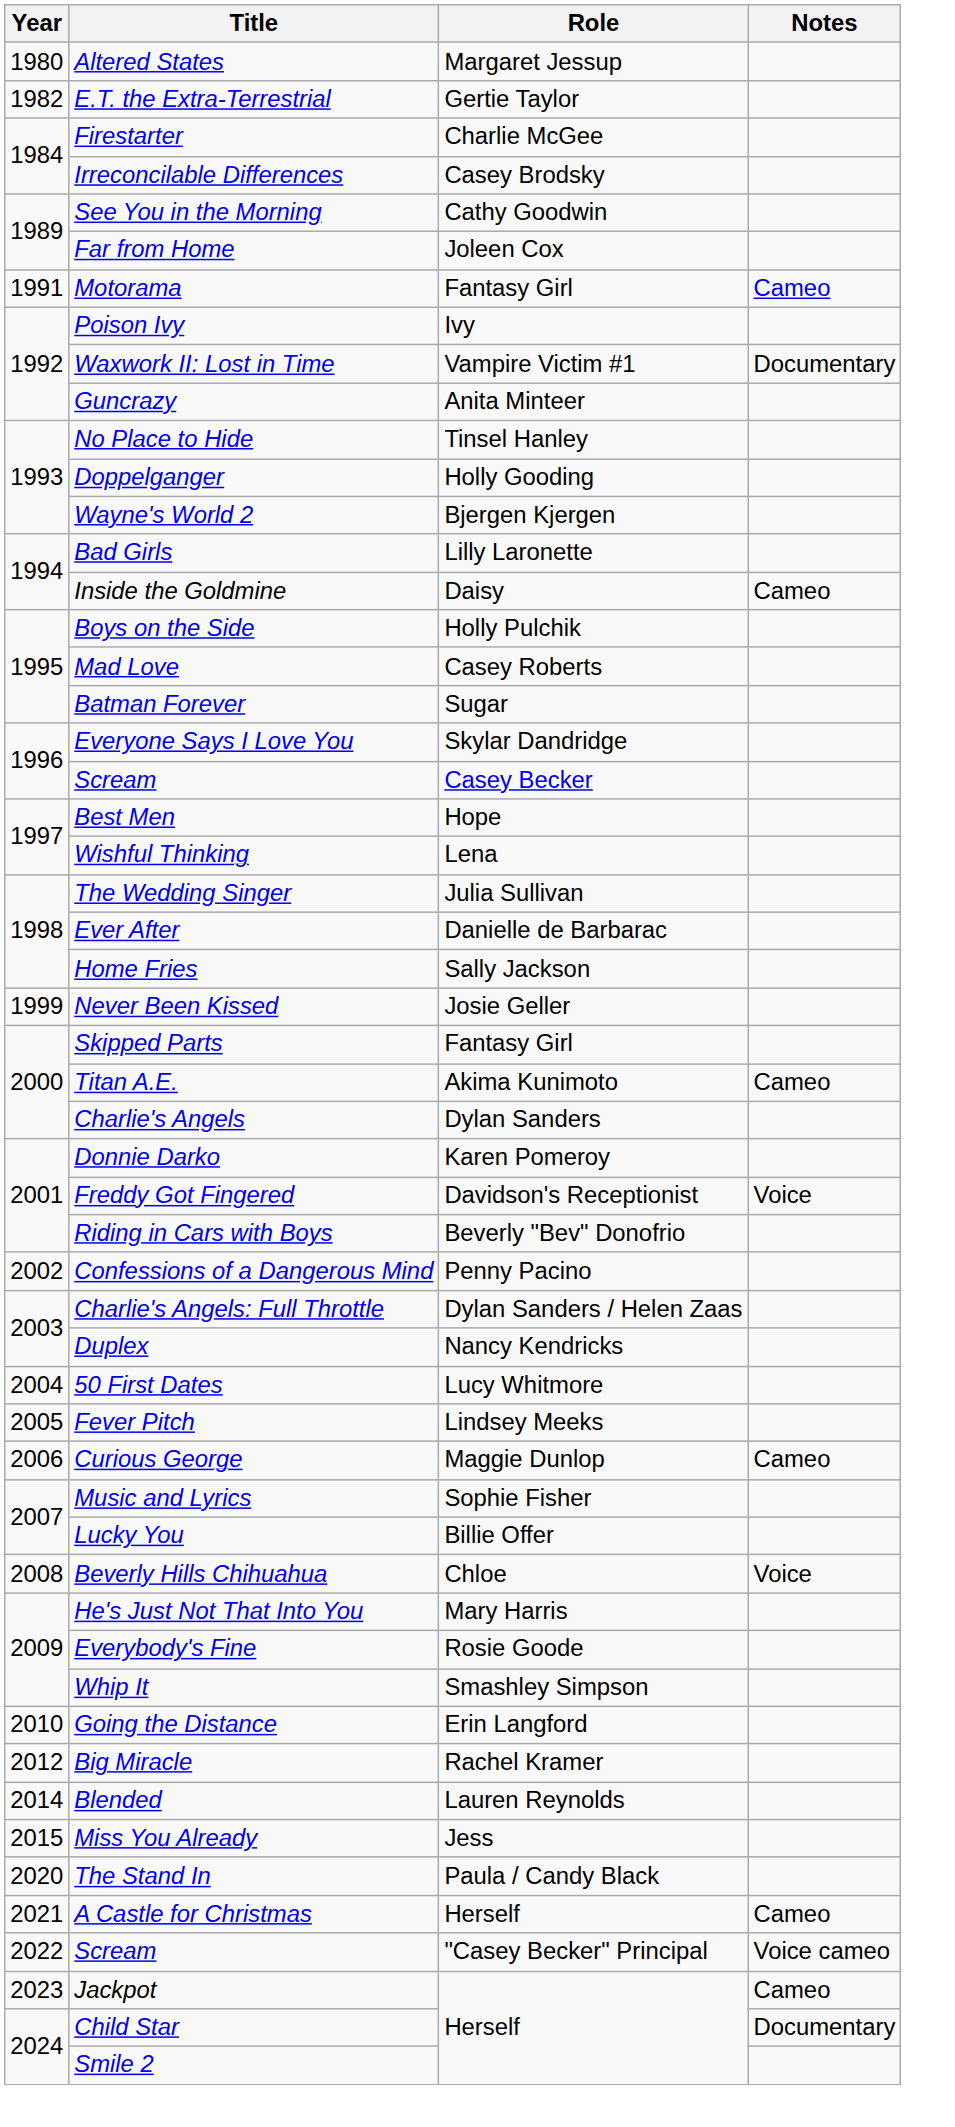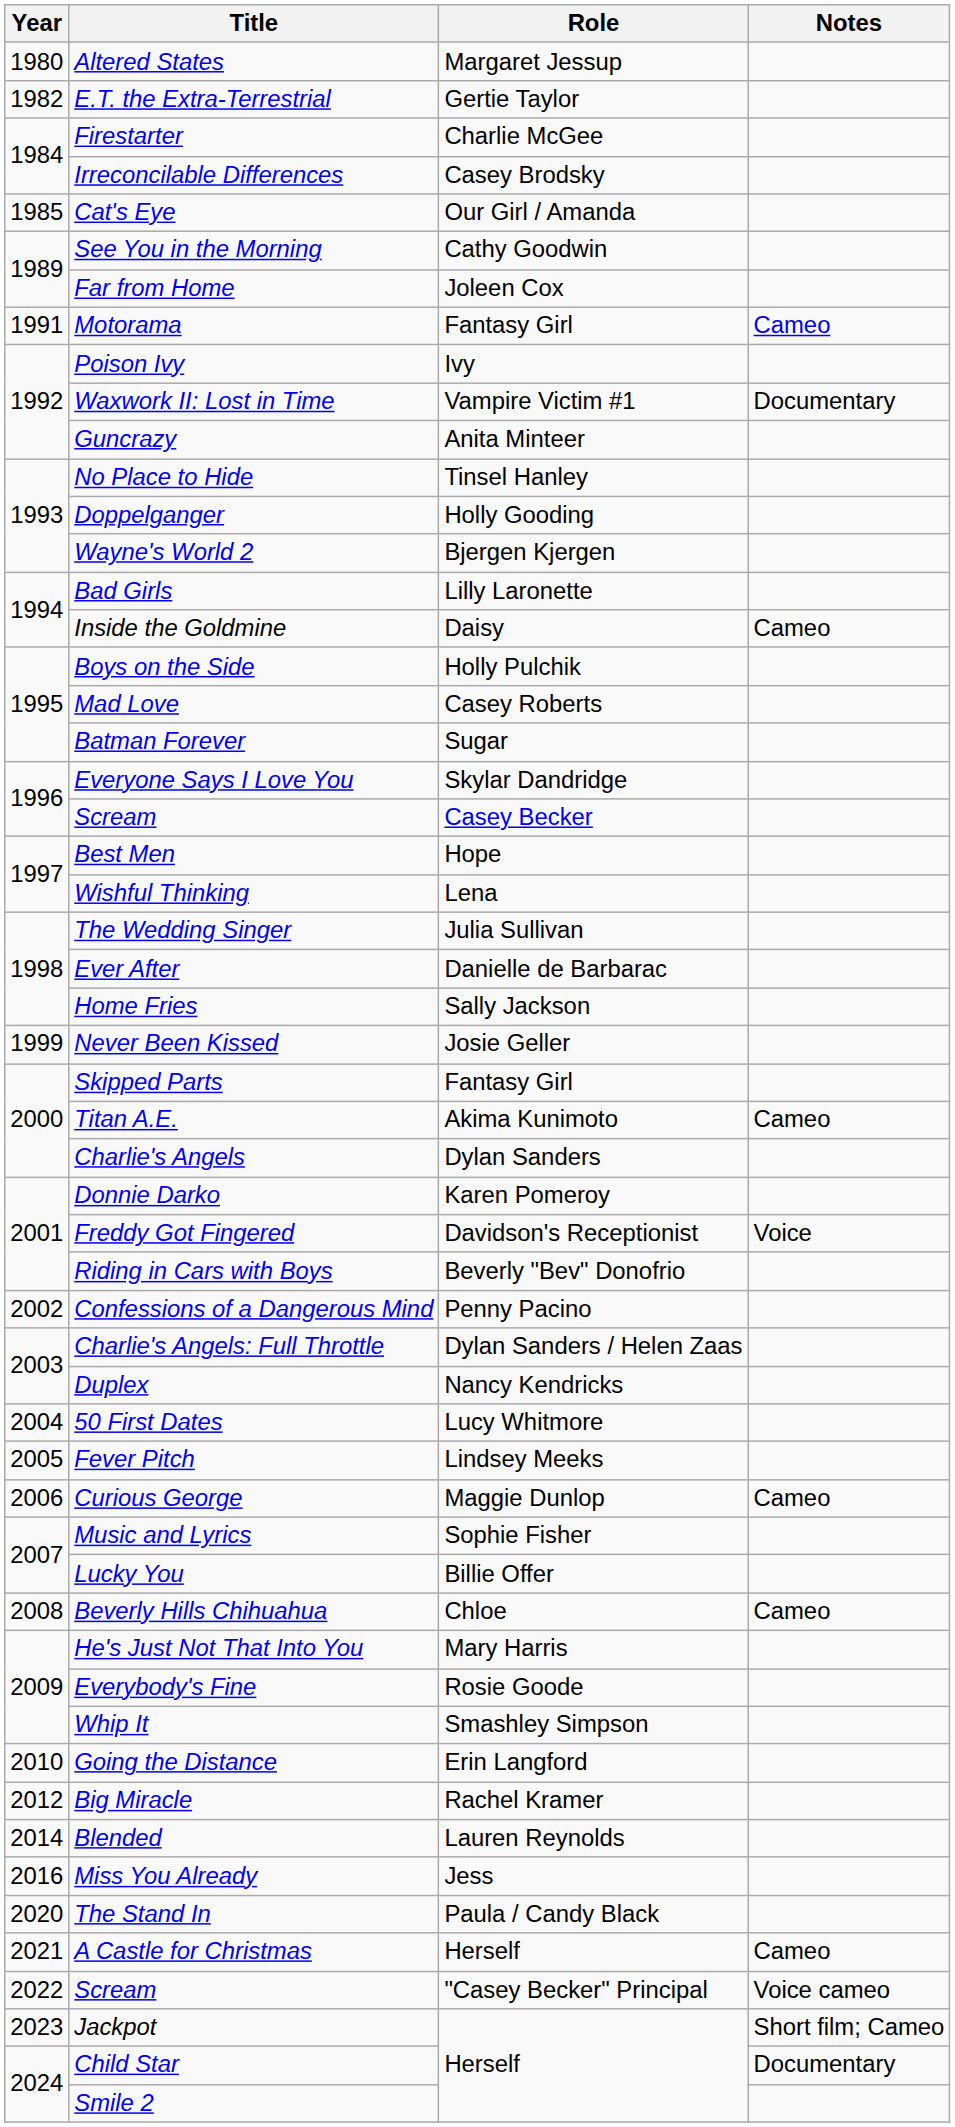+ row: (125, 212)
(783, 1573) Voice -> (792, 1611) Cameo
(37, 1838) 2015 -> (37, 1876) 2016
(792, 1989) Cameo -> (849, 2027) Short film; Cameo
